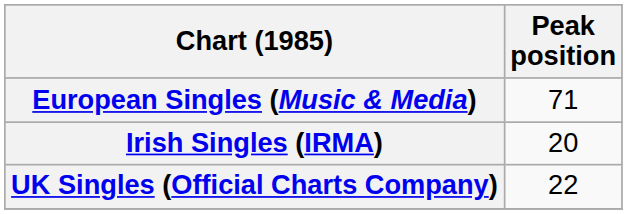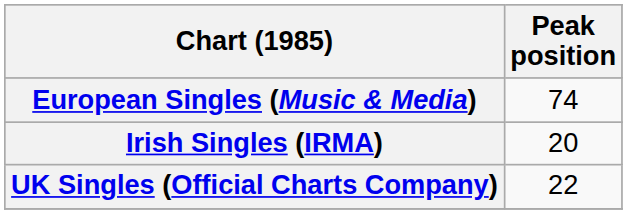(563, 99) 71 -> (563, 99) 74
